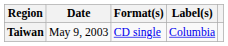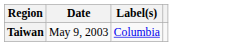- column: (139, 13)
